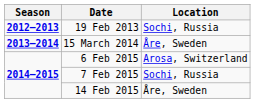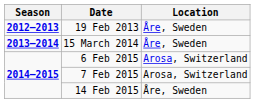(181, 28) Sochi, Russia -> (175, 28) Åre, Sweden
(181, 75) Sochi, Russia -> (195, 75) Arosa, Switzerland
